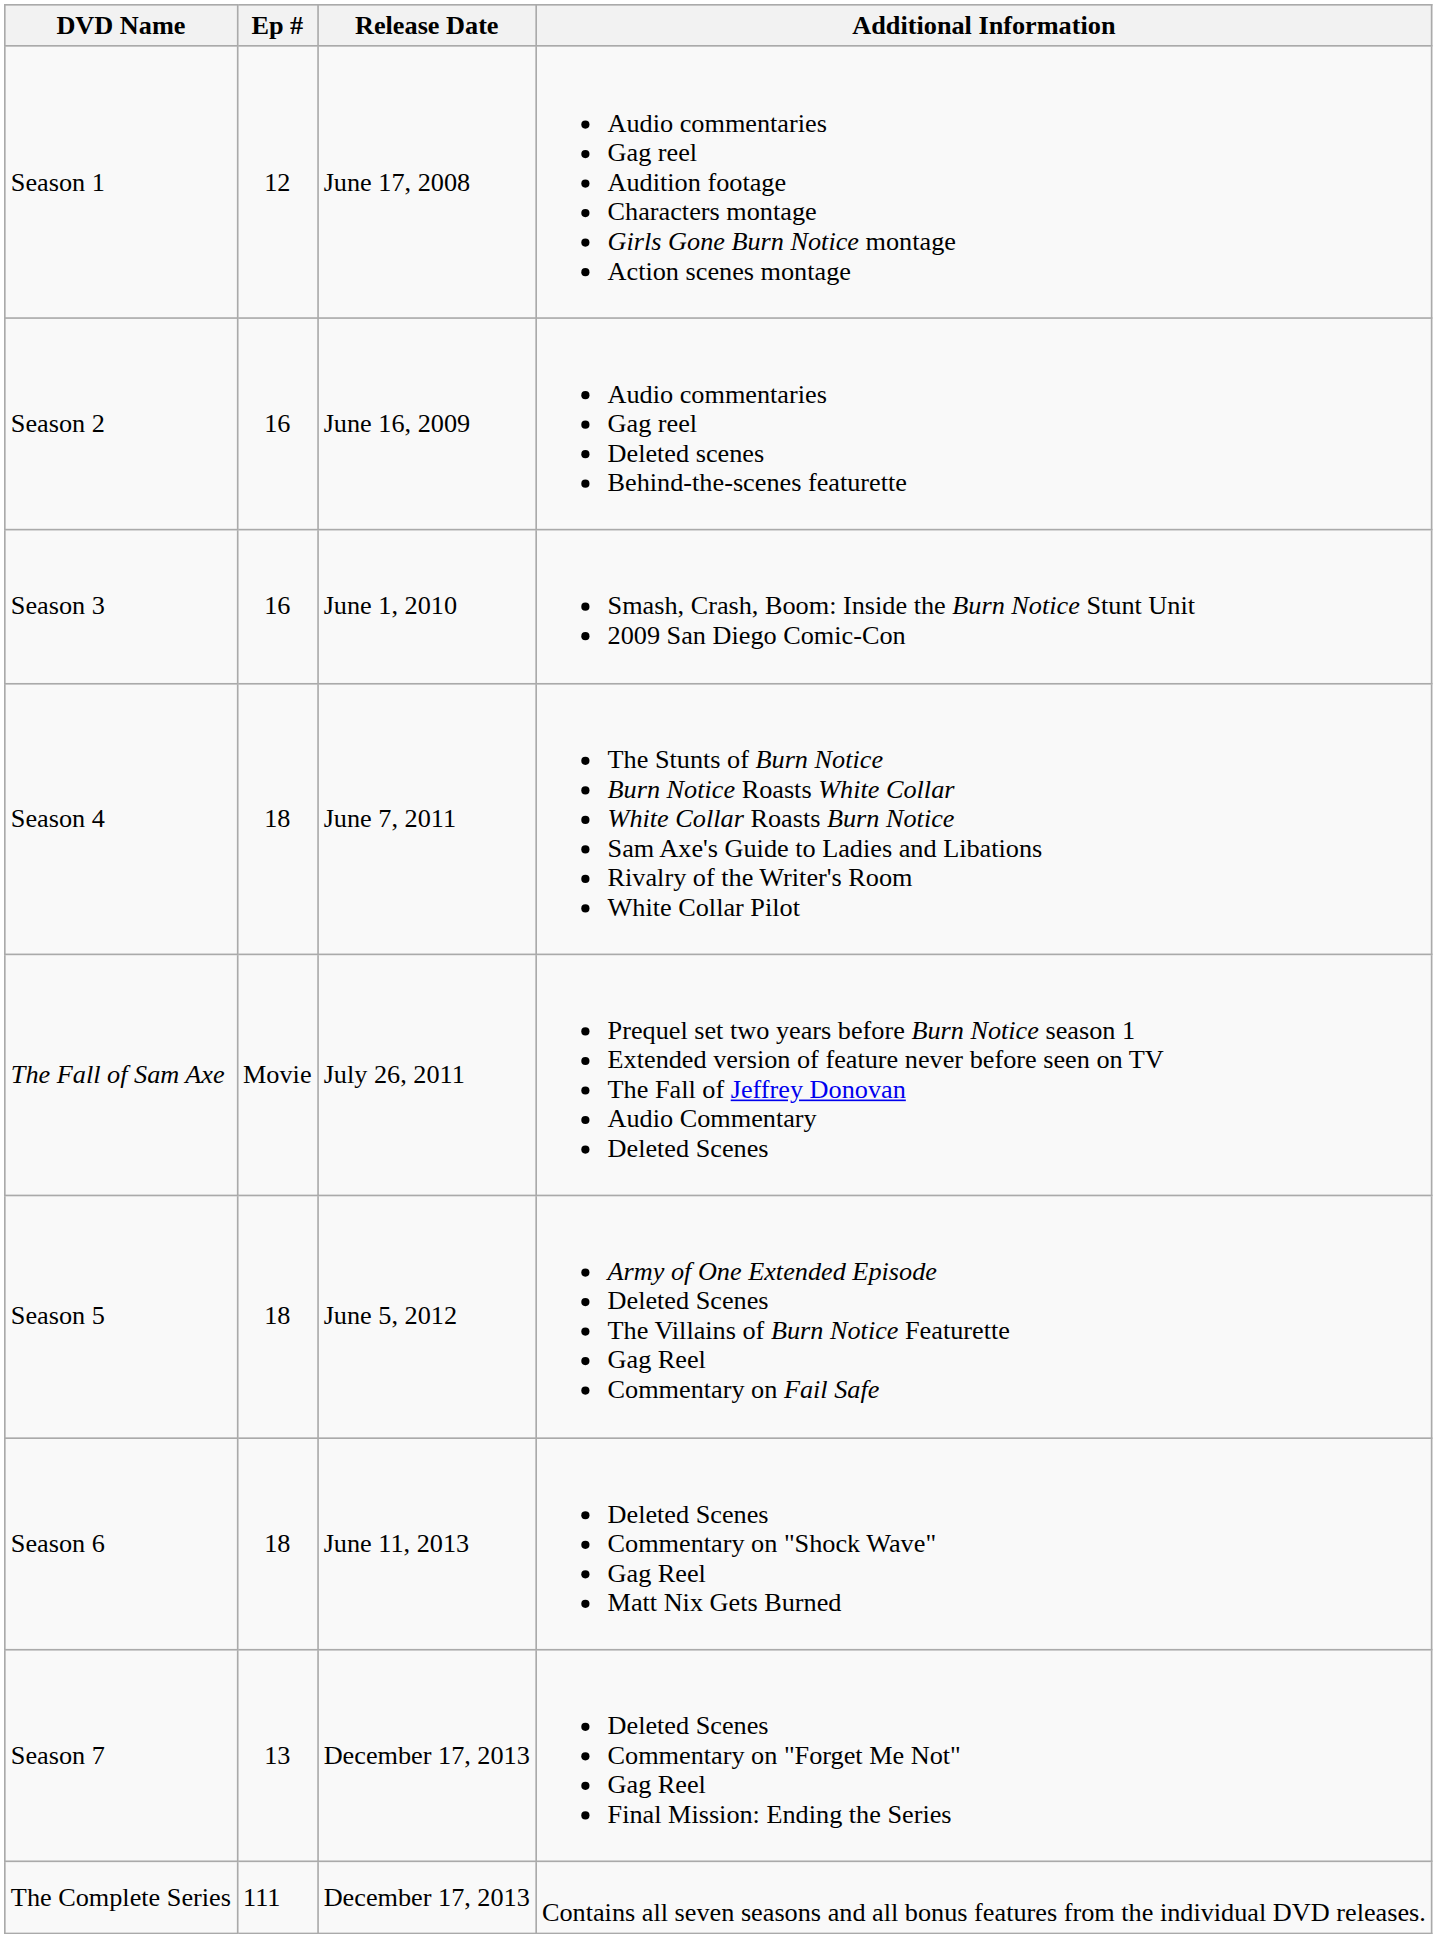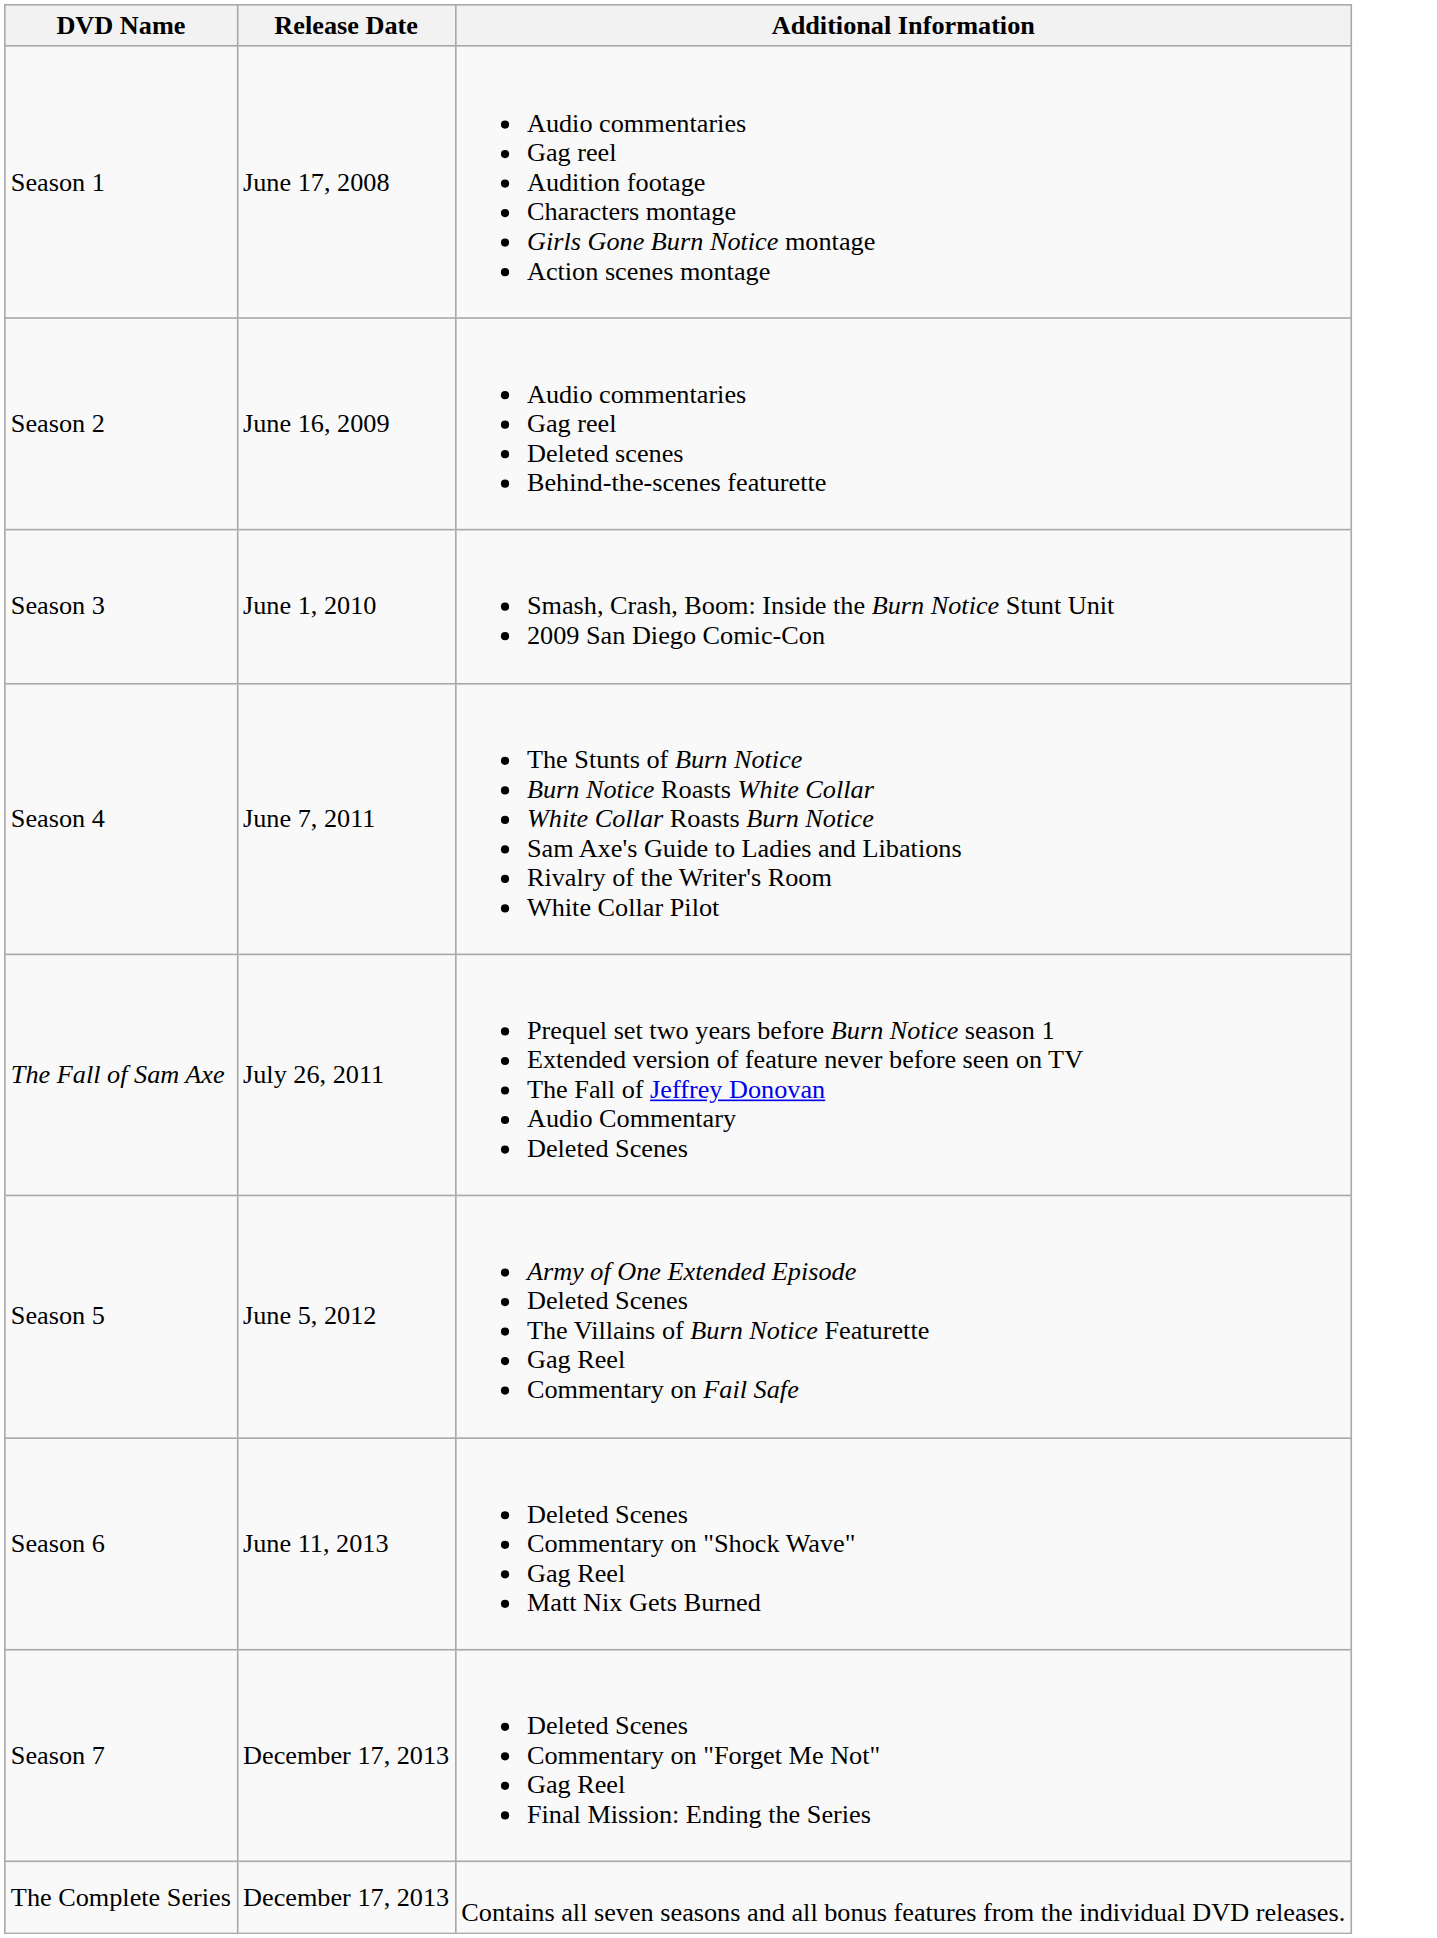- column: (277, 25)
